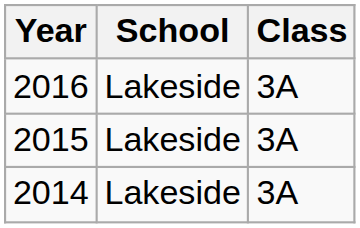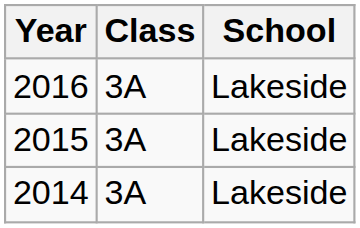columns swapped: (173, 31) <-> (302, 31)
